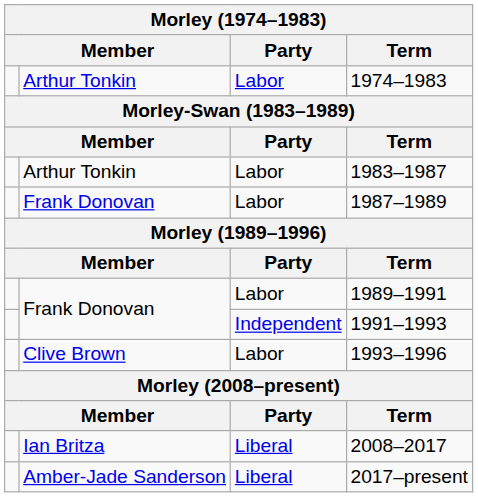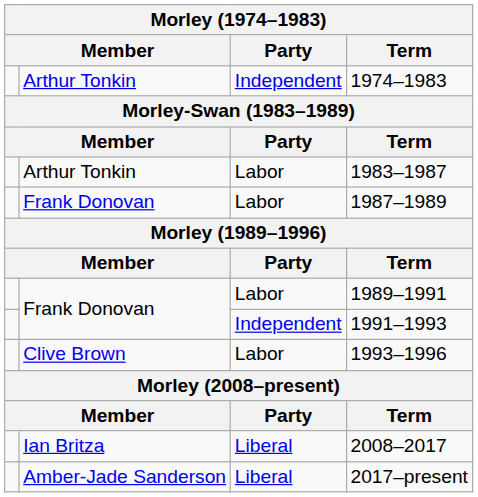(259, 80) Labor -> (288, 80) Independent
